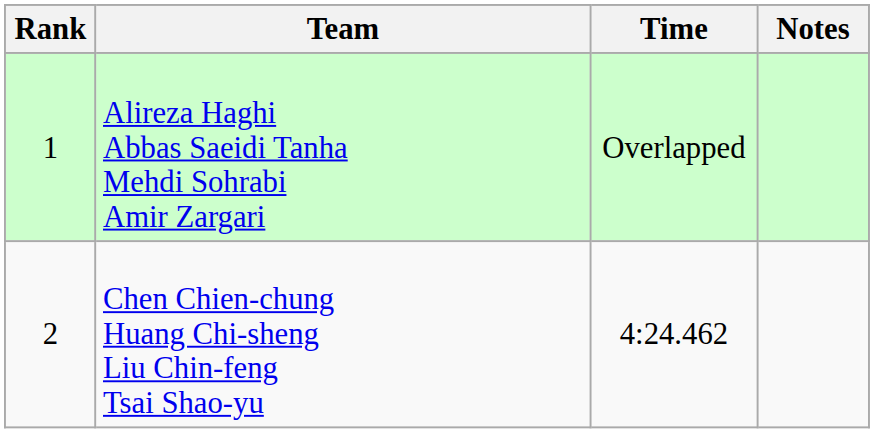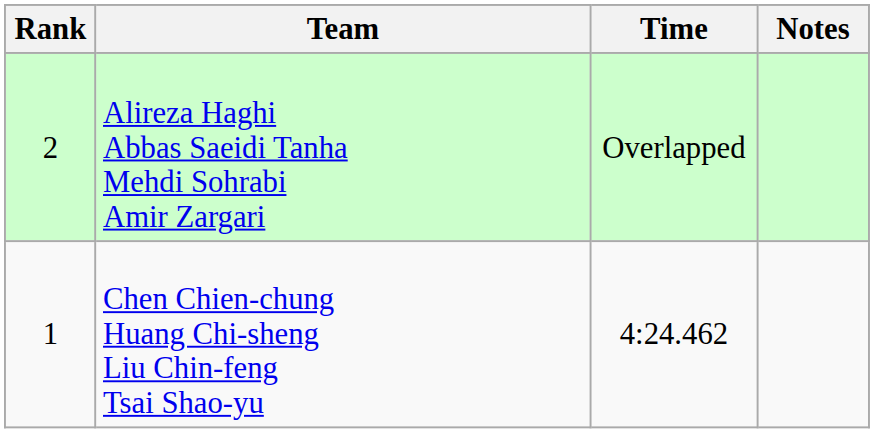(50, 146) 1 -> (50, 146) 2
(50, 333) 2 -> (50, 333) 1
